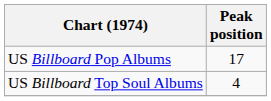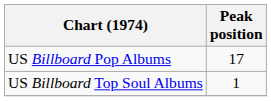(236, 83) 4 -> (236, 83) 1
